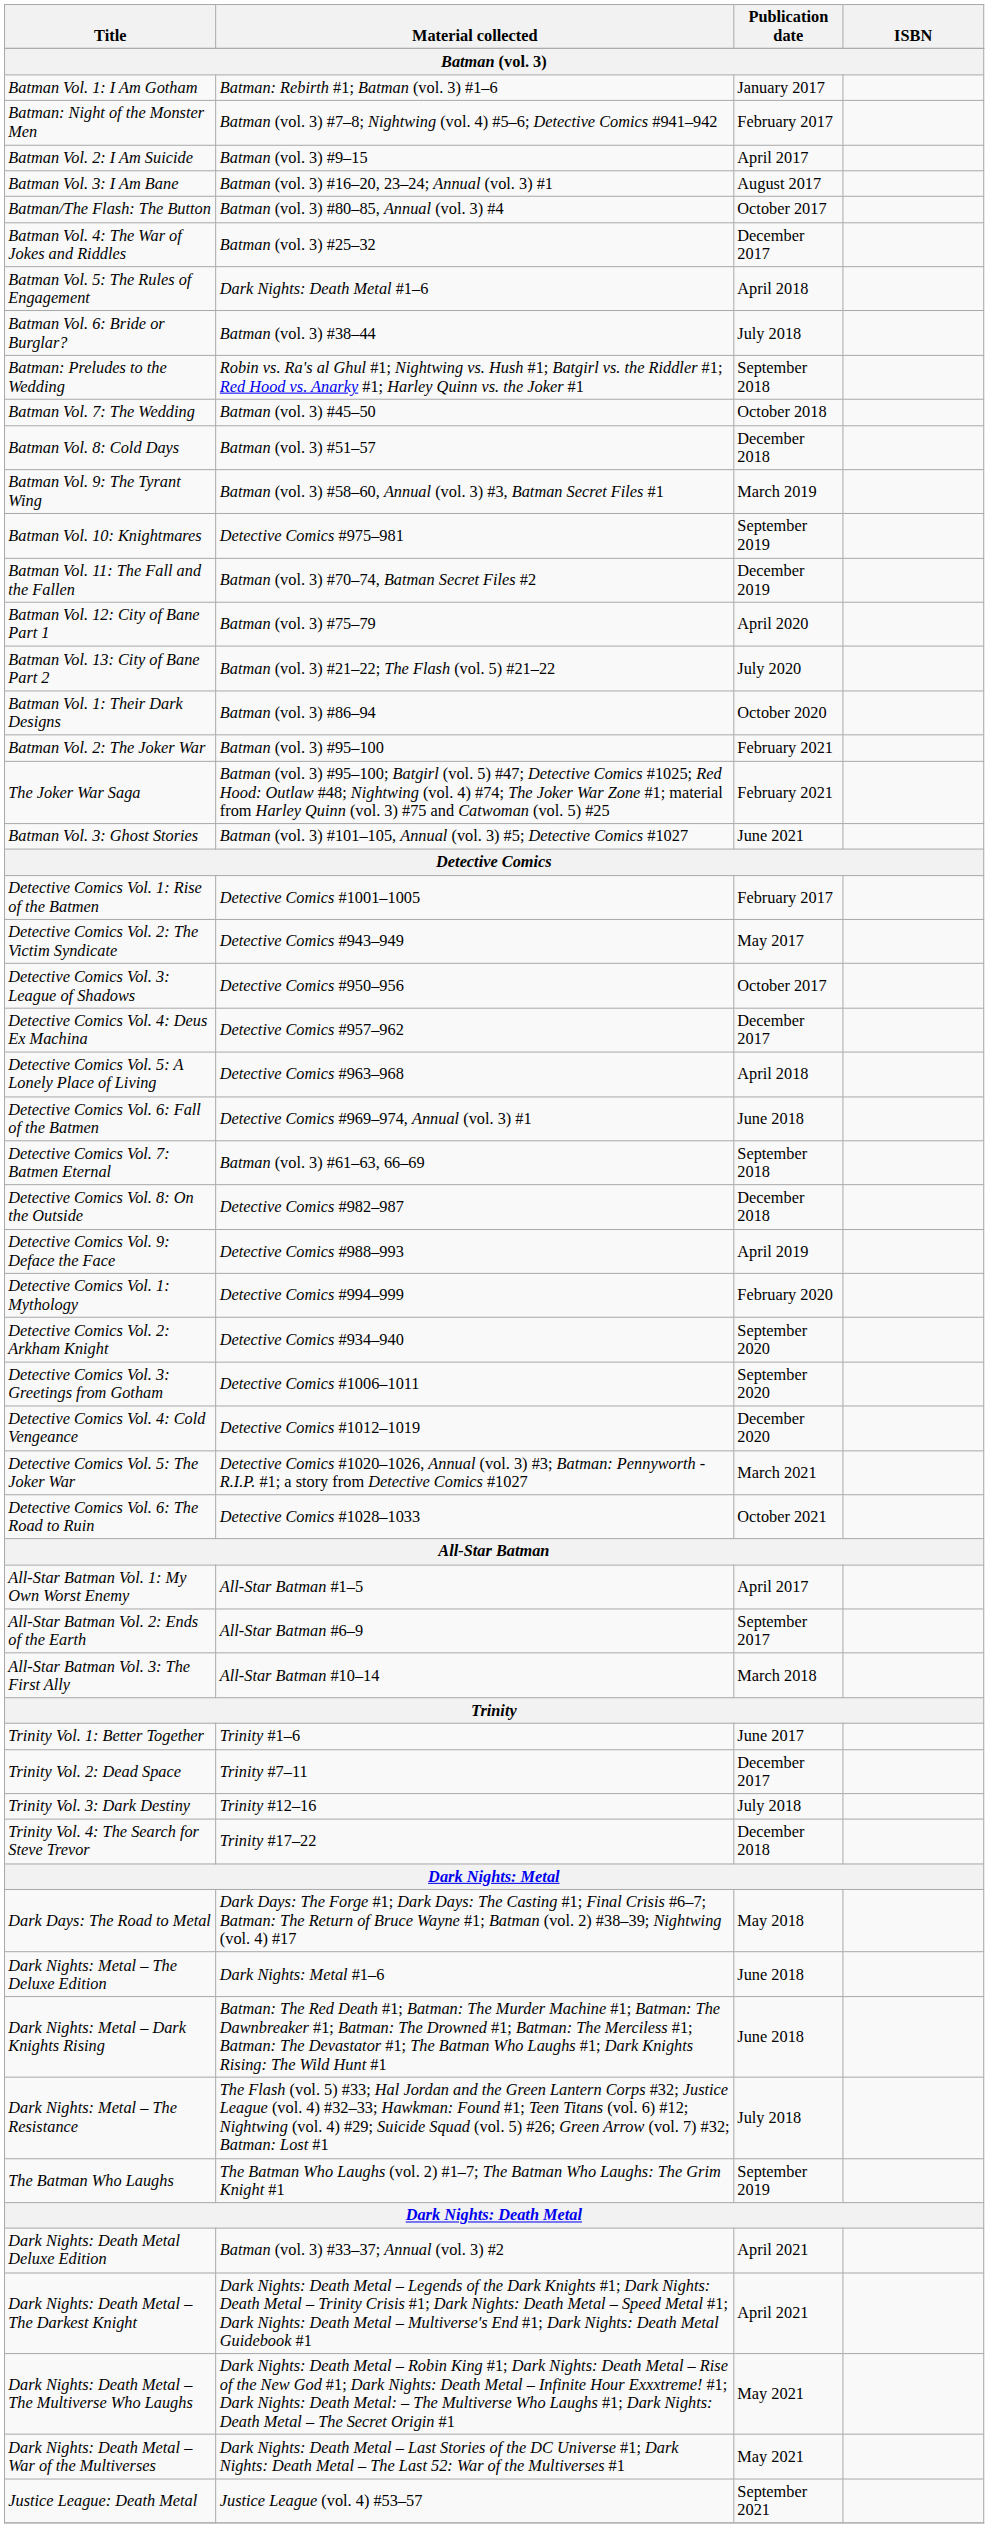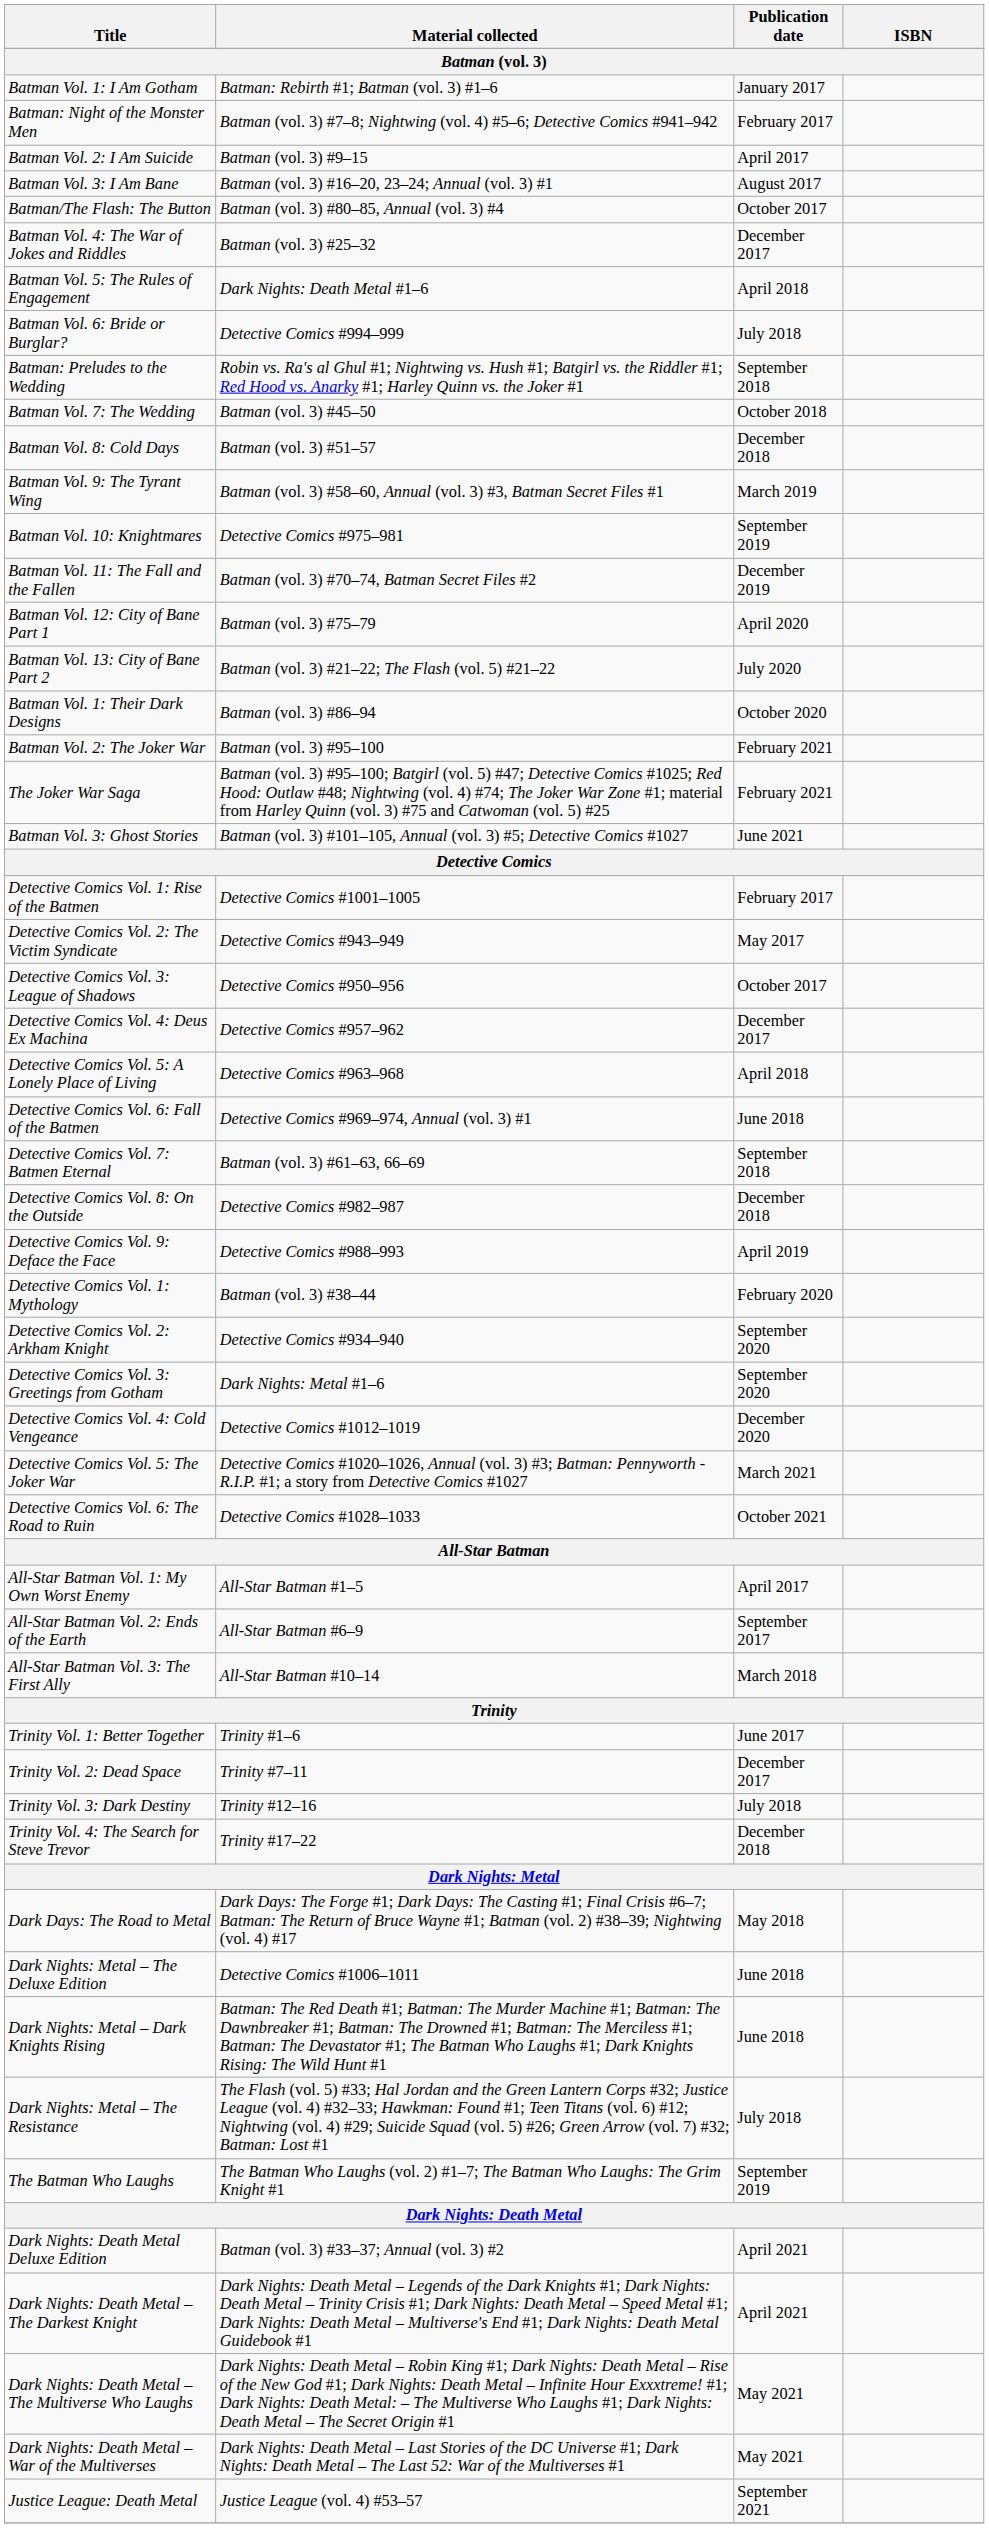(298, 333) Batman (vol. 3) #38–44 -> (312, 333) Detective Comics #994–999
(312, 1295) Detective Comics #994–999 -> (298, 1295) Batman (vol. 3) #38–44
(320, 1383) Detective Comics #1006–1011 -> (302, 1383) Dark Nights: Metal #1–6
(302, 1974) Dark Nights: Metal #1–6 -> (320, 1974) Detective Comics #1006–1011
